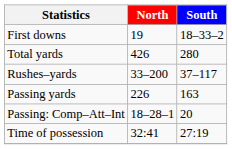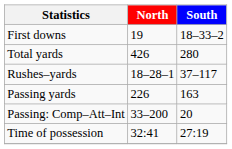(149, 74) 33–200 -> (152, 74) 18–28–1
(152, 113) 18–28–1 -> (149, 113) 33–200
